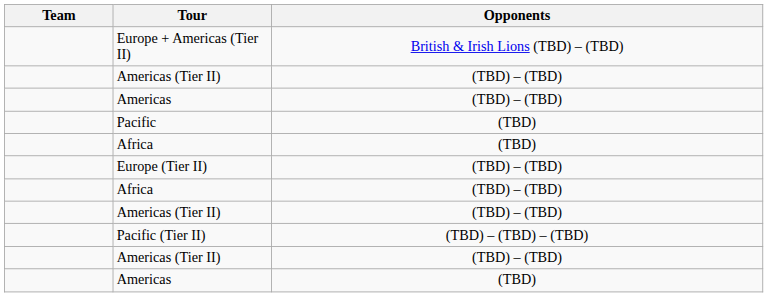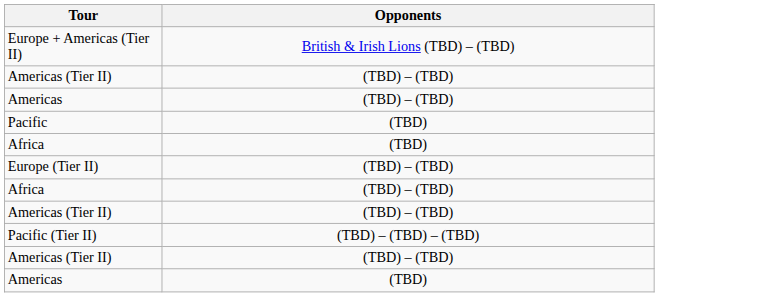- column: (59, 15)
